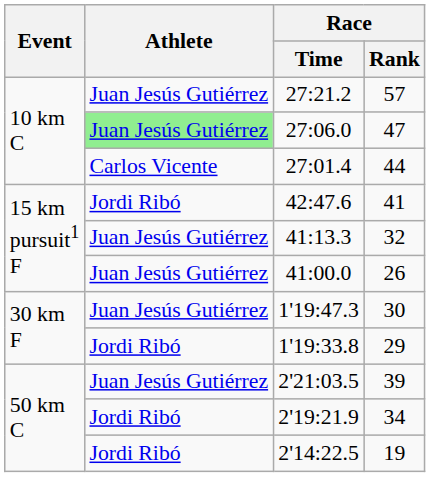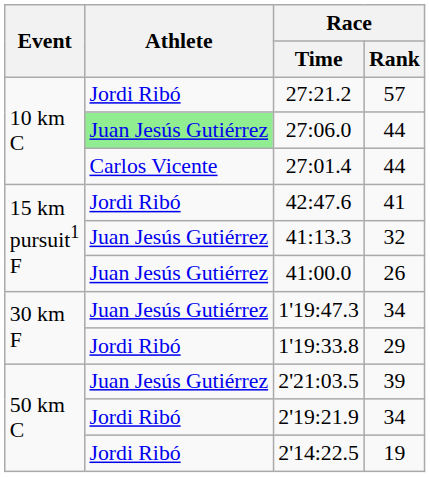(179, 94) Juan Jesús Gutiérrez -> (135, 94) Jordi Ribó
(394, 130) 47 -> (394, 130) 44
(394, 309) 30 -> (394, 309) 34
